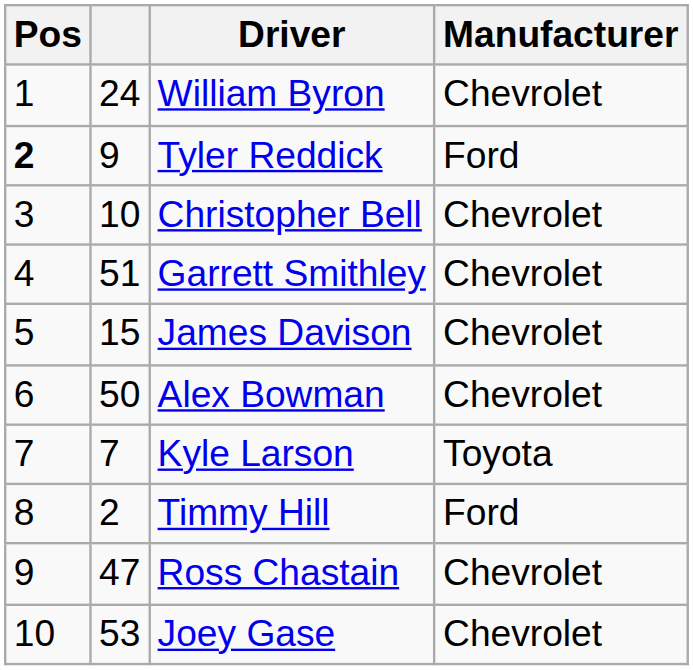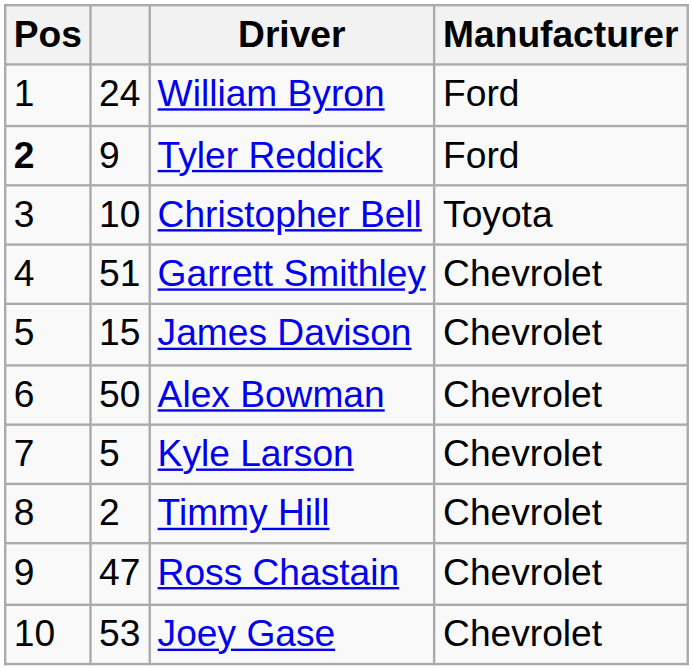(523, 93) Chevrolet -> (481, 93) Ford
(523, 213) Chevrolet -> (498, 213) Toyota
(109, 452) 7 -> (109, 452) 5
(498, 452) Toyota -> (523, 452) Chevrolet
(481, 512) Ford -> (523, 512) Chevrolet
